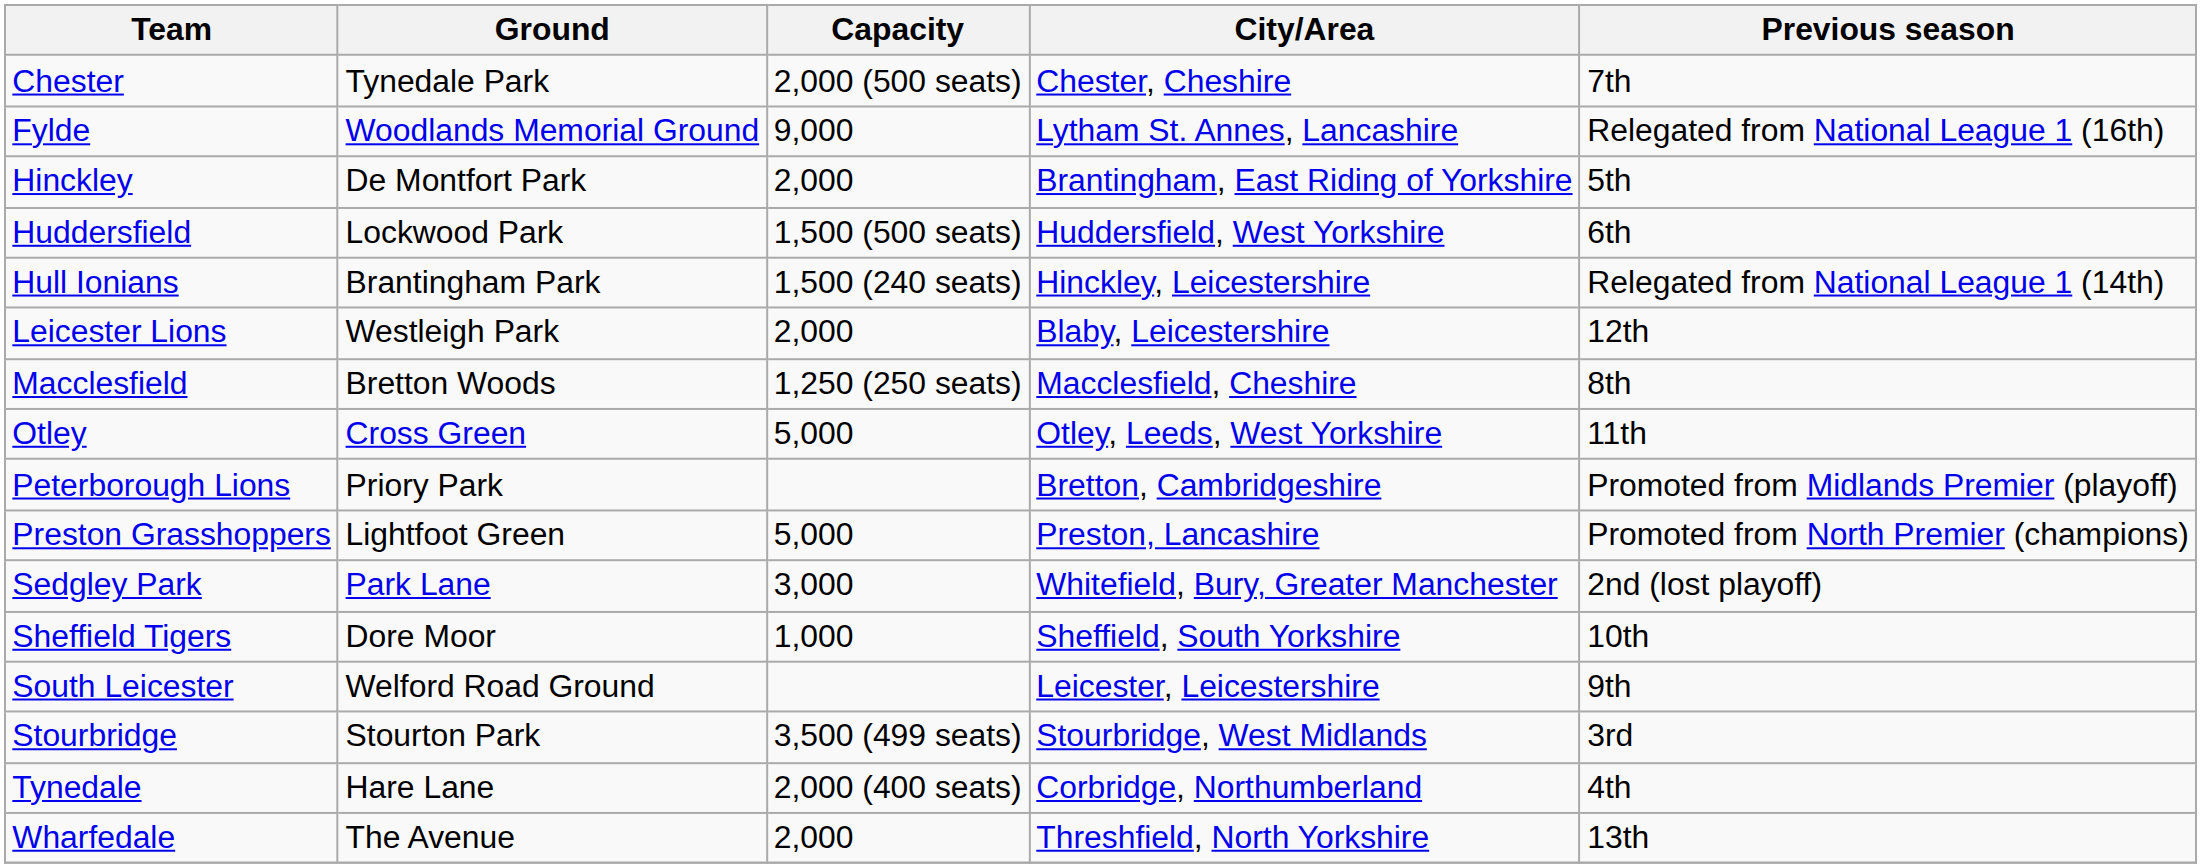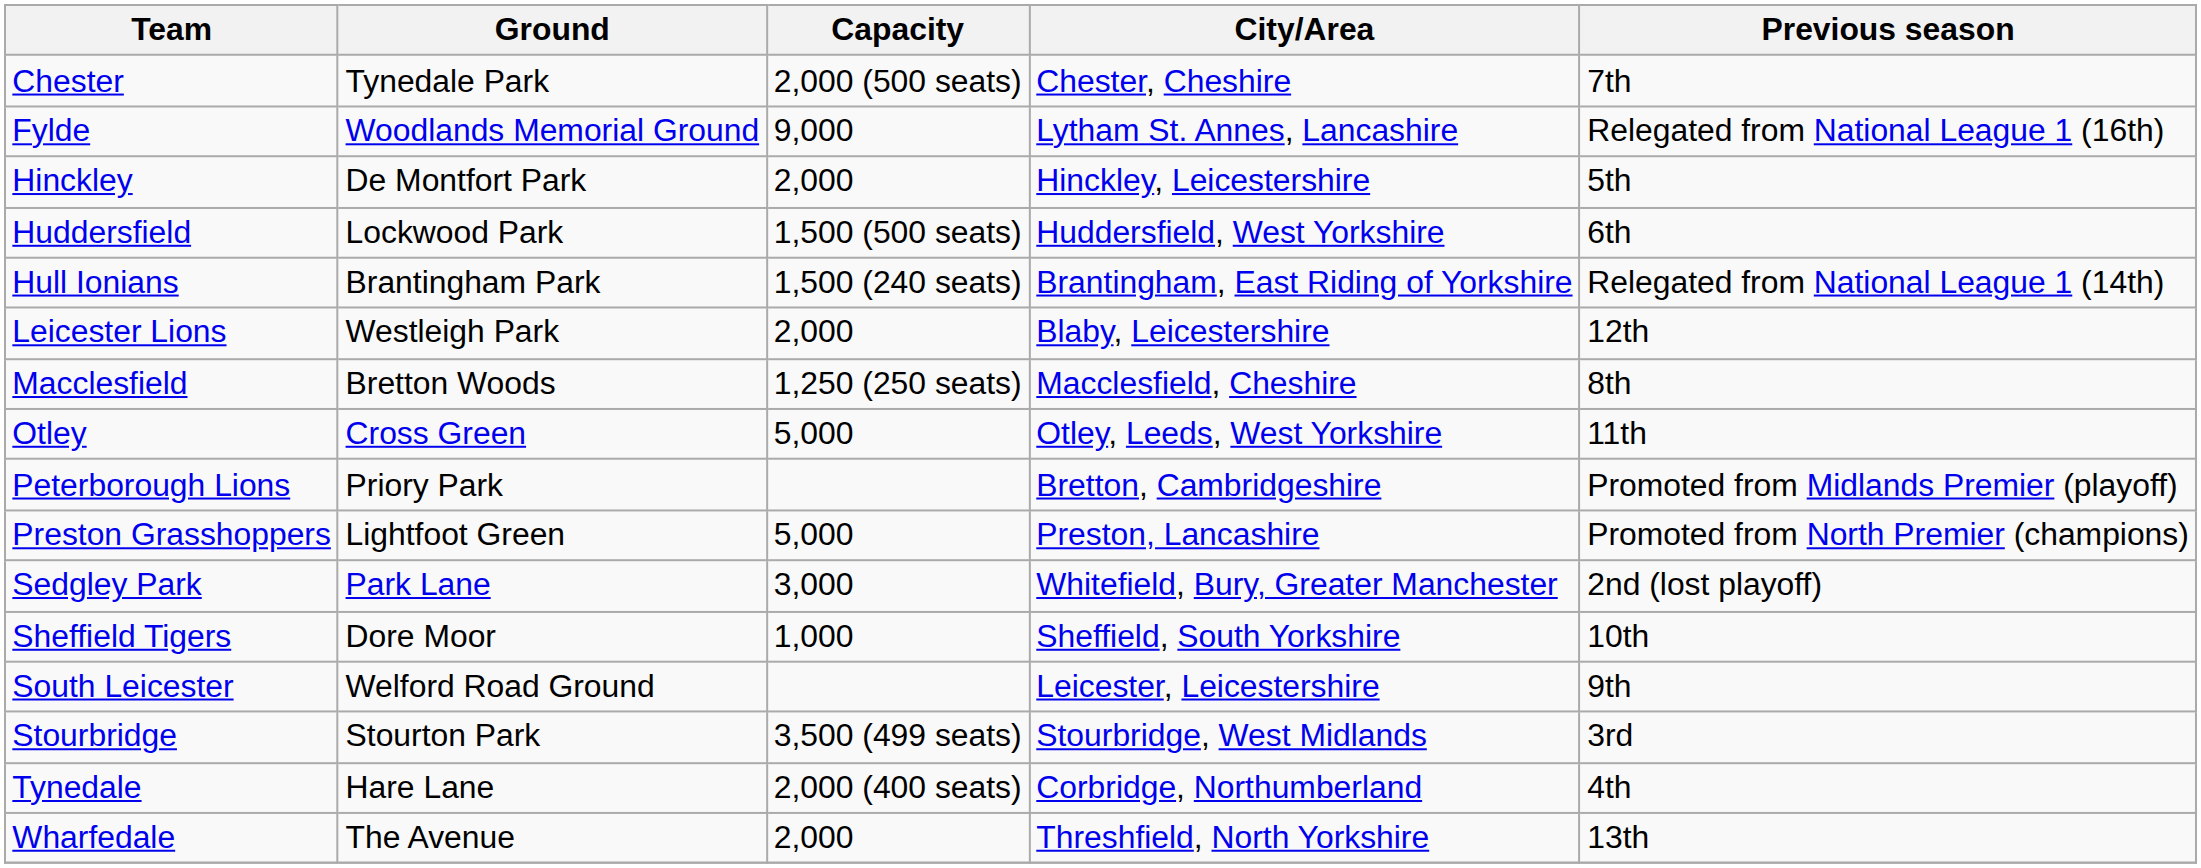(1304, 181) Brantingham, East Riding of Yorkshire -> (1203, 181) Hinckley, Leicestershire
(1203, 282) Hinckley, Leicestershire -> (1304, 282) Brantingham, East Riding of Yorkshire
